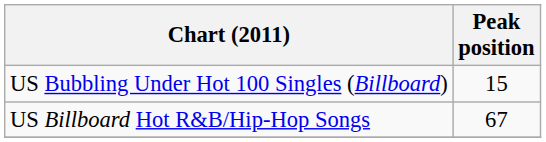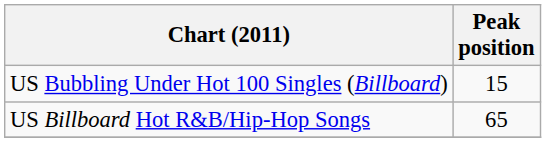(496, 119) 67 -> (496, 119) 65
